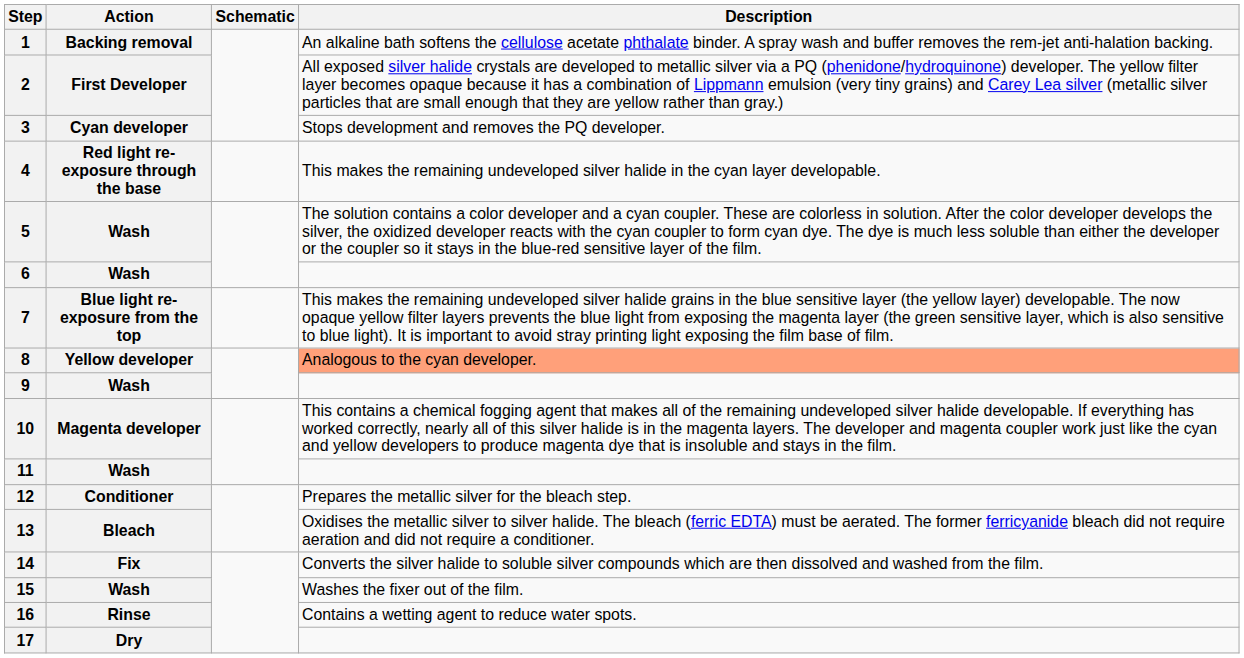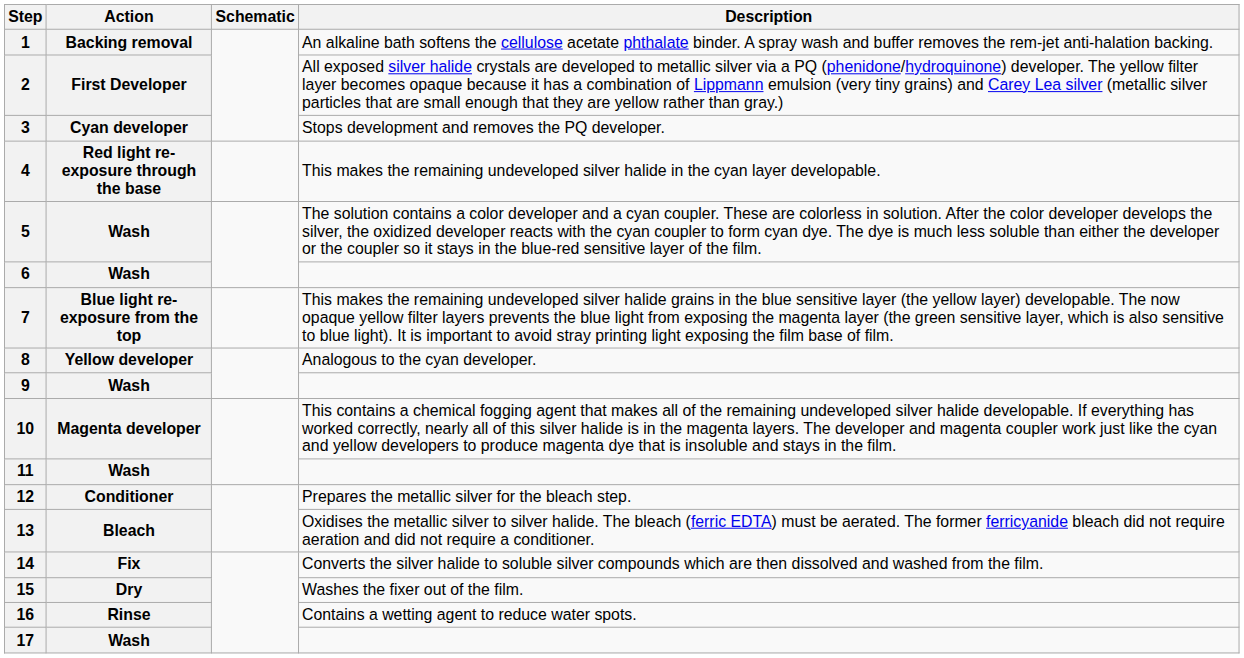(419, 360) lightsalmon background -> (419, 360) no background
(129, 589) Wash -> (129, 589) Dry
(129, 640) Dry -> (129, 640) Wash
